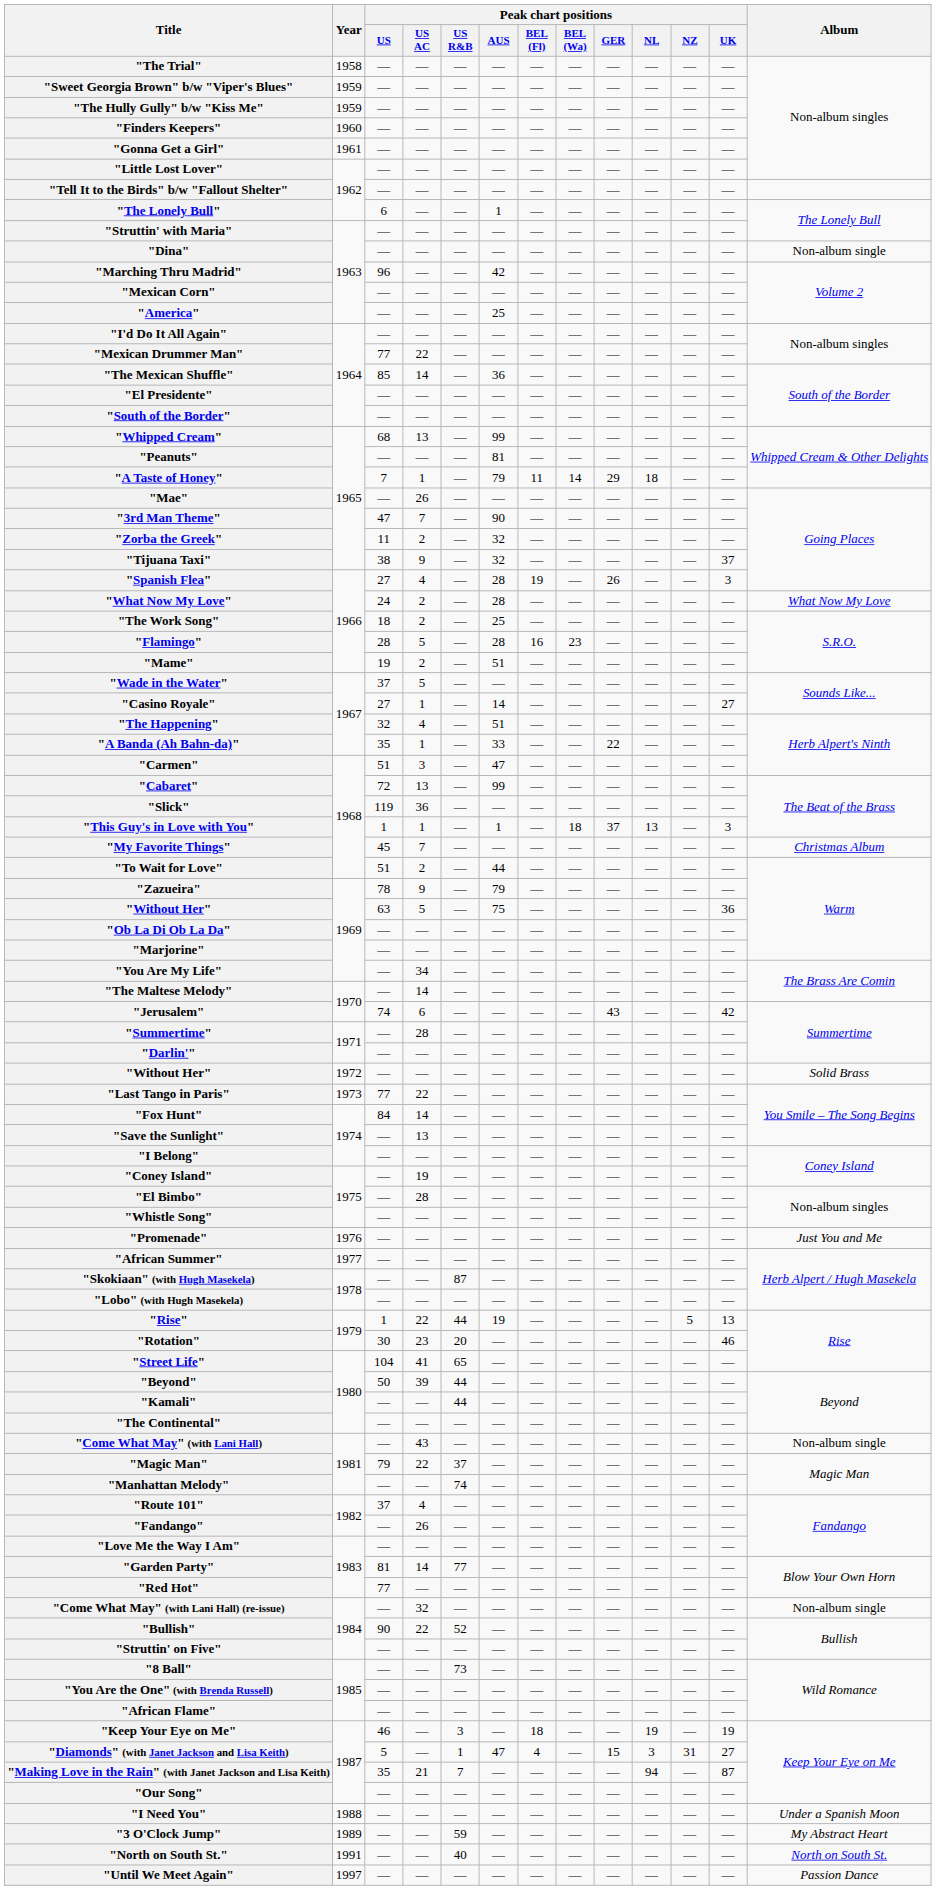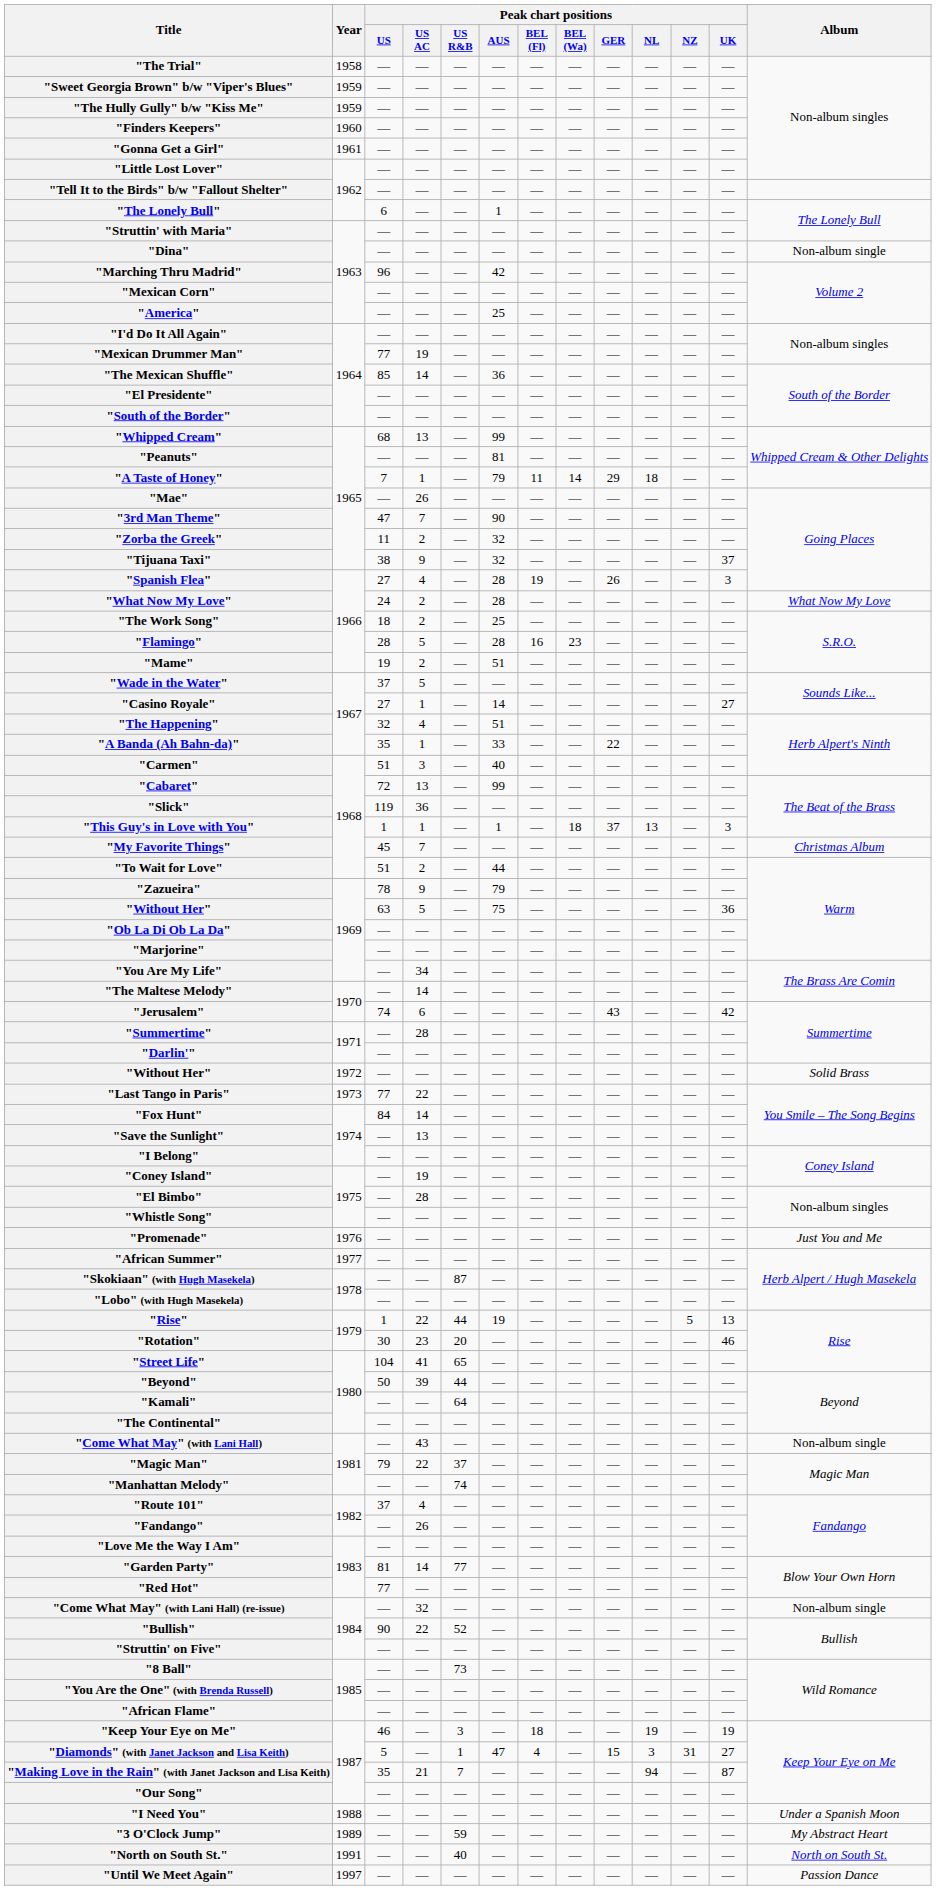(422, 354) 22 -> (422, 354) 19
(499, 765) 47 -> (499, 765) 40
(460, 1402) 44 -> (460, 1402) 64
